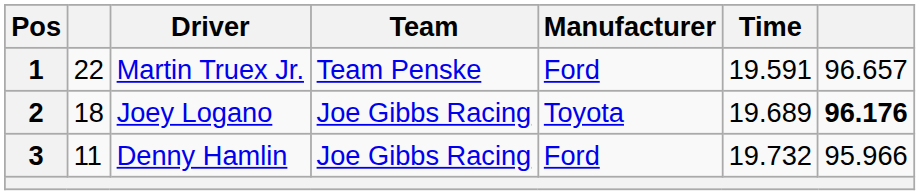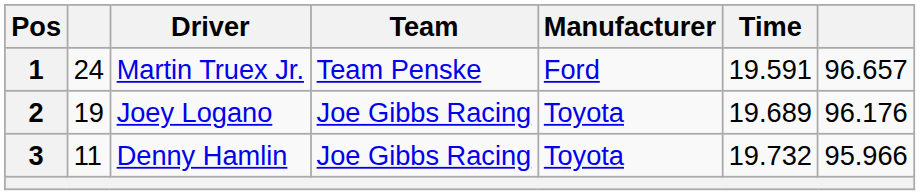(89, 70) 22 -> (89, 70) 24
(89, 113) 18 -> (89, 113) 19
(866, 113) bold -> (866, 113) normal
(572, 156) Ford -> (584, 156) Toyota
